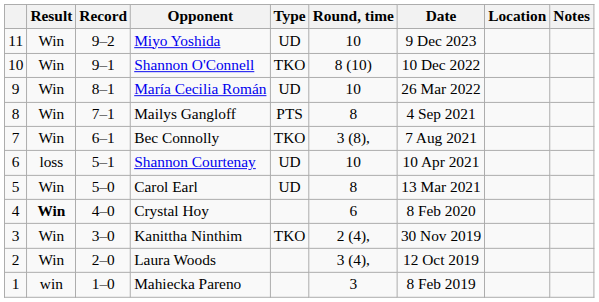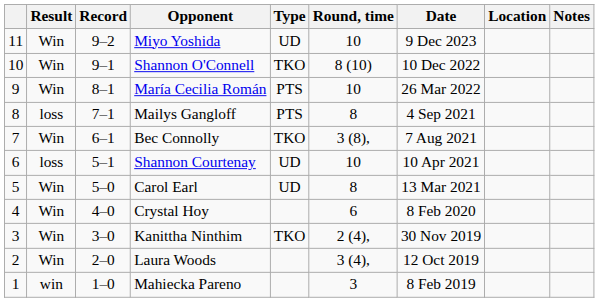(290, 89) UD -> (290, 89) PTS
(51, 114) Win -> (51, 114) loss
(51, 211) bold -> (51, 211) normal
